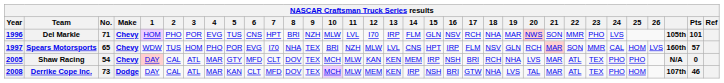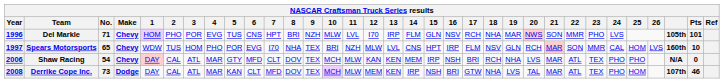(696, 47) 57 -> (696, 47) 10
(14, 59) 2005 -> (14, 59) 2006
